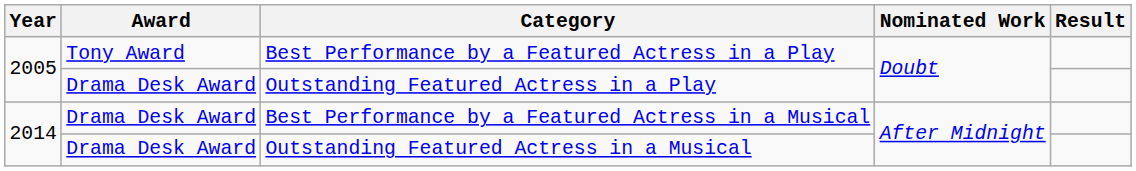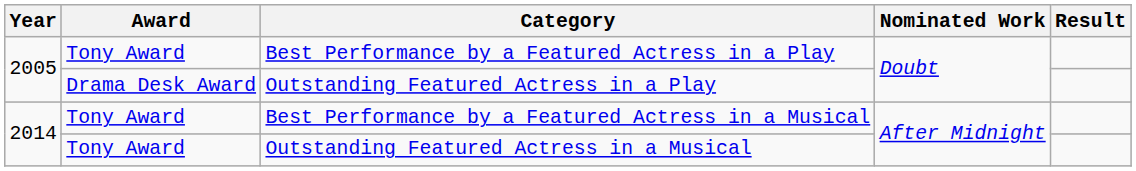(161, 117) Drama Desk Award -> (126, 117) Tony Award
(161, 150) Drama Desk Award -> (126, 150) Tony Award
